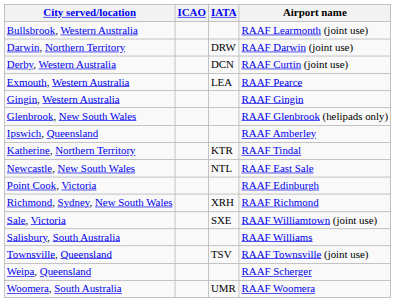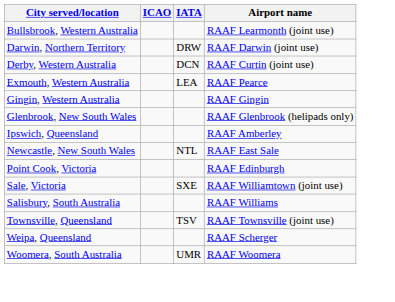- row: (71, 151)
- row: (90, 202)
